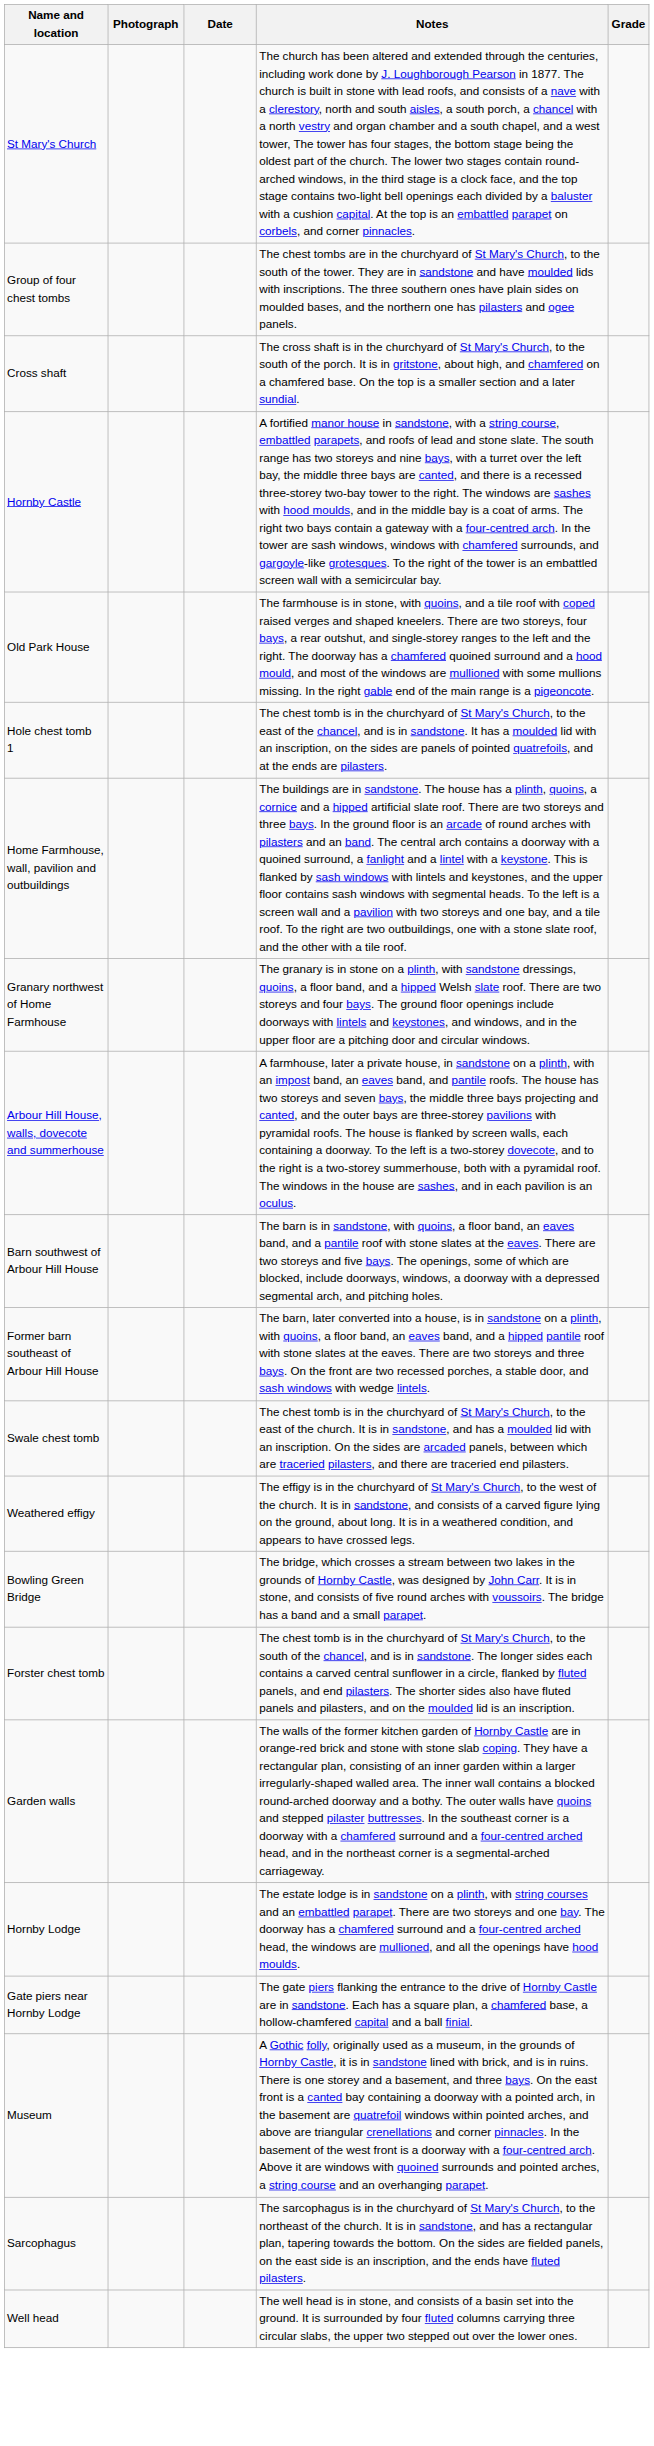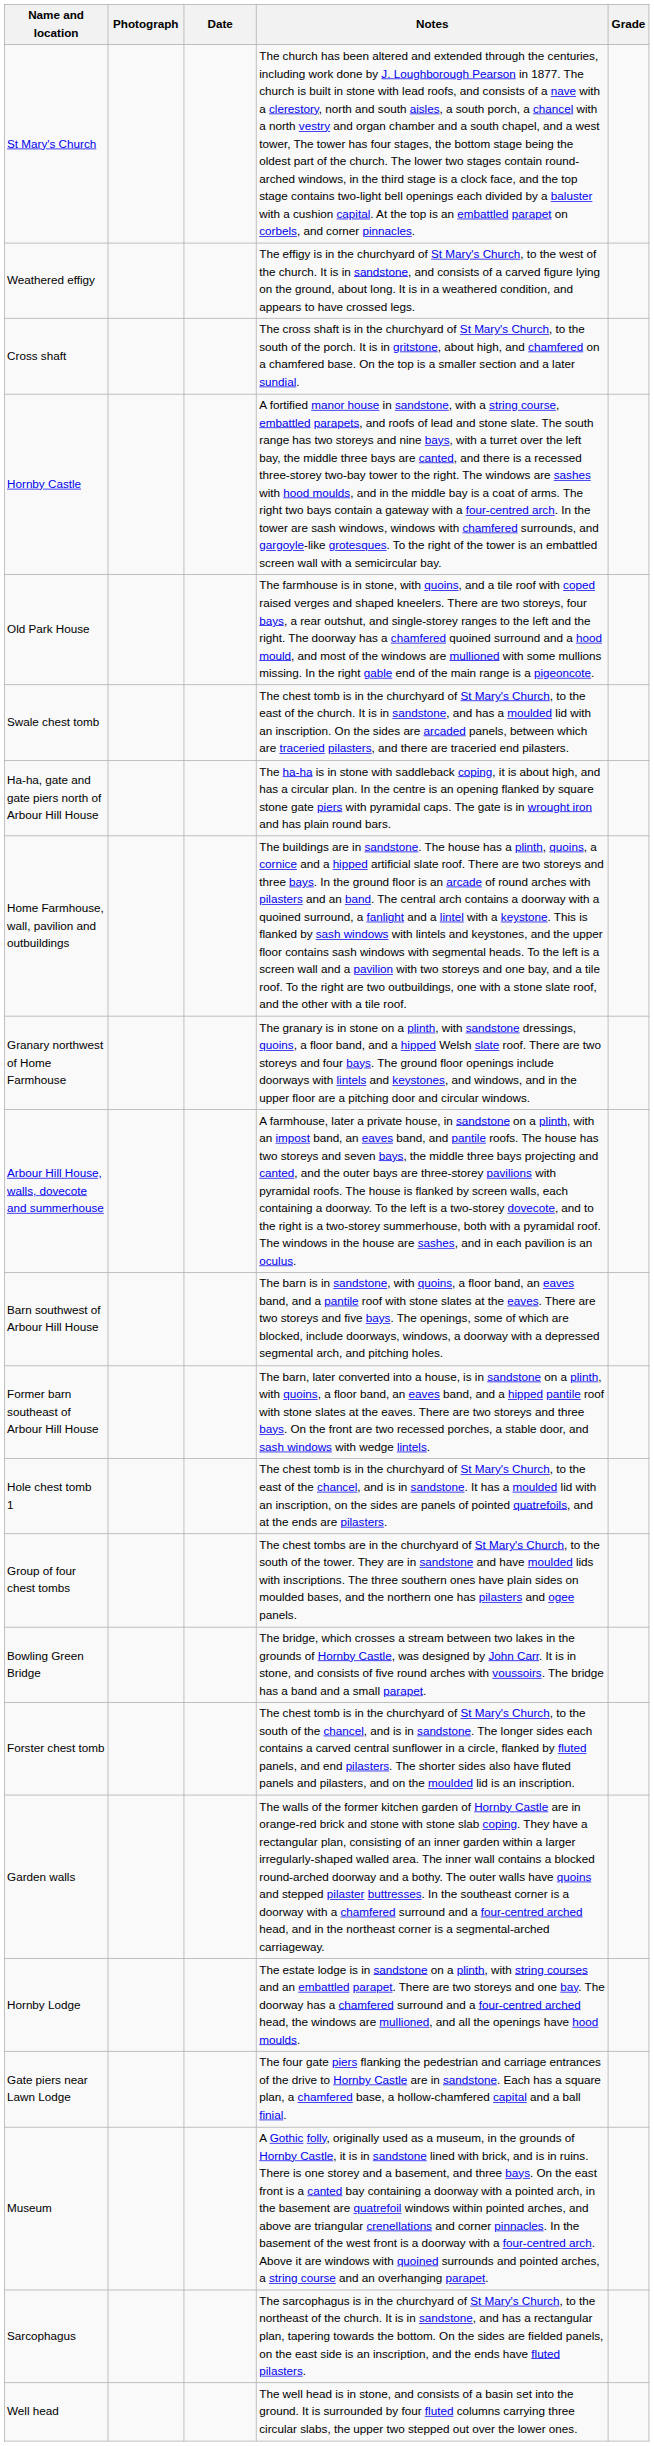rows swapped: (51, 1513) <-> (41, 289)
rows swapped: (49, 739) <-> (53, 1438)
+ row: (54, 798)
- row: (47, 2005)
+ row: (47, 2089)
